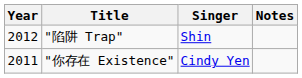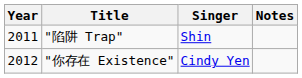(23, 37) 2012 -> (23, 37) 2011
(23, 61) 2011 -> (23, 61) 2012
